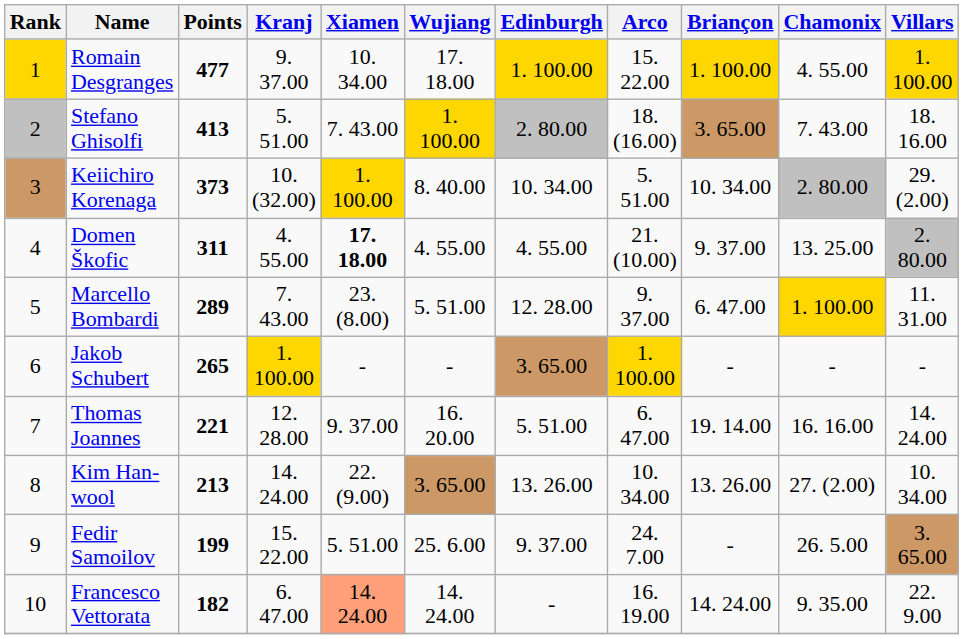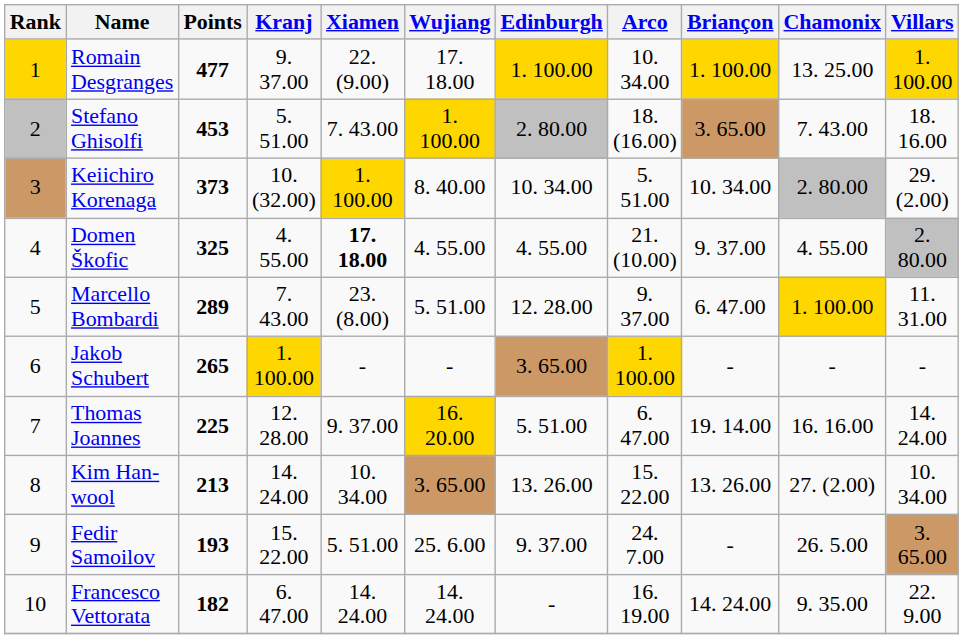(362, 68) 10. 34.00 -> (362, 68) 22. (9.00)
(645, 68) 15. 22.00 -> (645, 68) 10. 34.00
(832, 68) 4. 55.00 -> (832, 68) 13. 25.00
(213, 128) 413 -> (213, 128) 453
(213, 247) 311 -> (213, 247) 325
(832, 247) 13. 25.00 -> (832, 247) 4. 55.00
(213, 425) 221 -> (213, 425) 225
(450, 425) no background -> (450, 425) gold background
(362, 484) 22. (9.00) -> (362, 484) 10. 34.00
(645, 484) 10. 34.00 -> (645, 484) 15. 22.00
(213, 544) 199 -> (213, 544) 193
(362, 603) lightsalmon background -> (362, 603) no background
